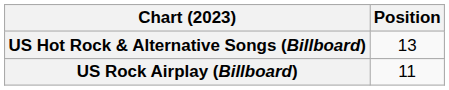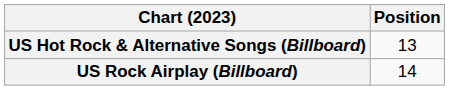(407, 71) 11 -> (407, 71) 14
